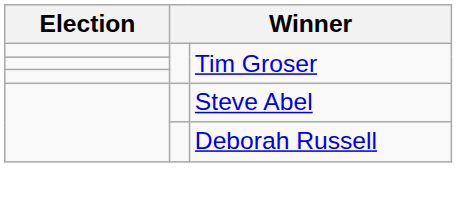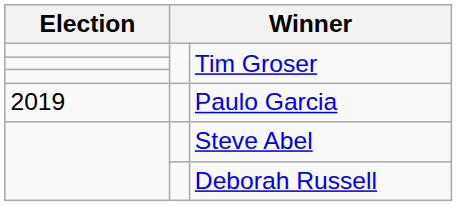+ row: (38, 102)
